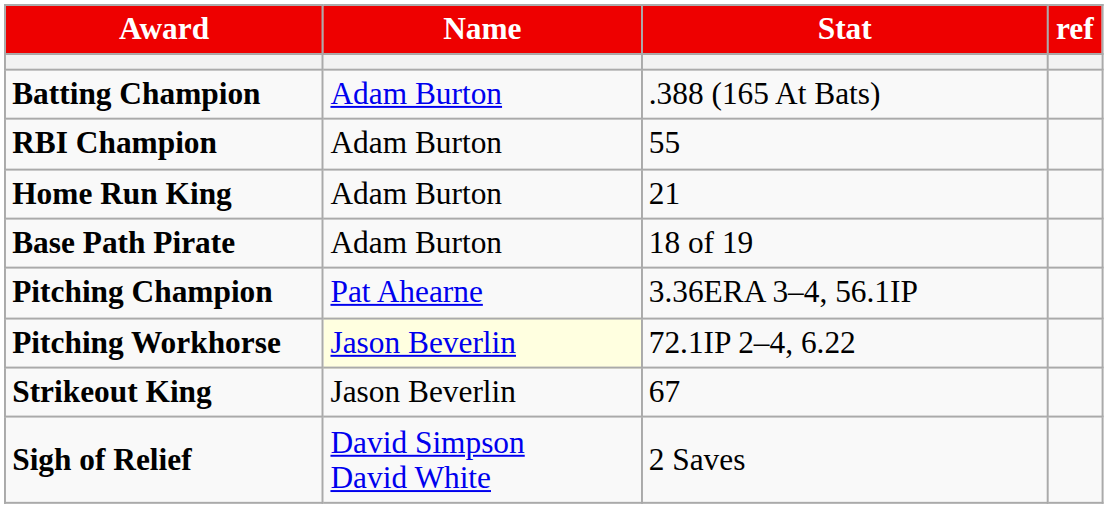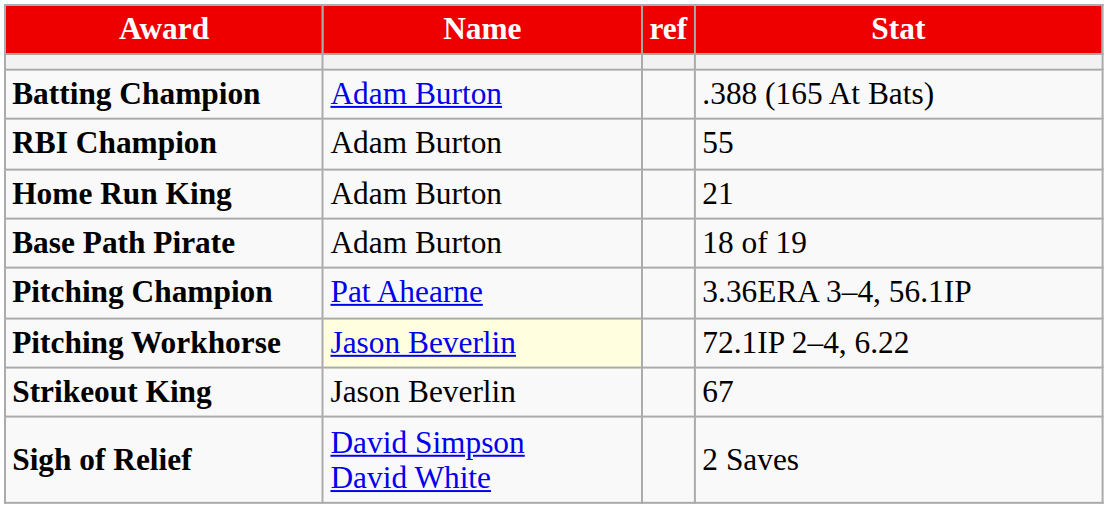columns swapped: (845, 62) <-> (1075, 62)
